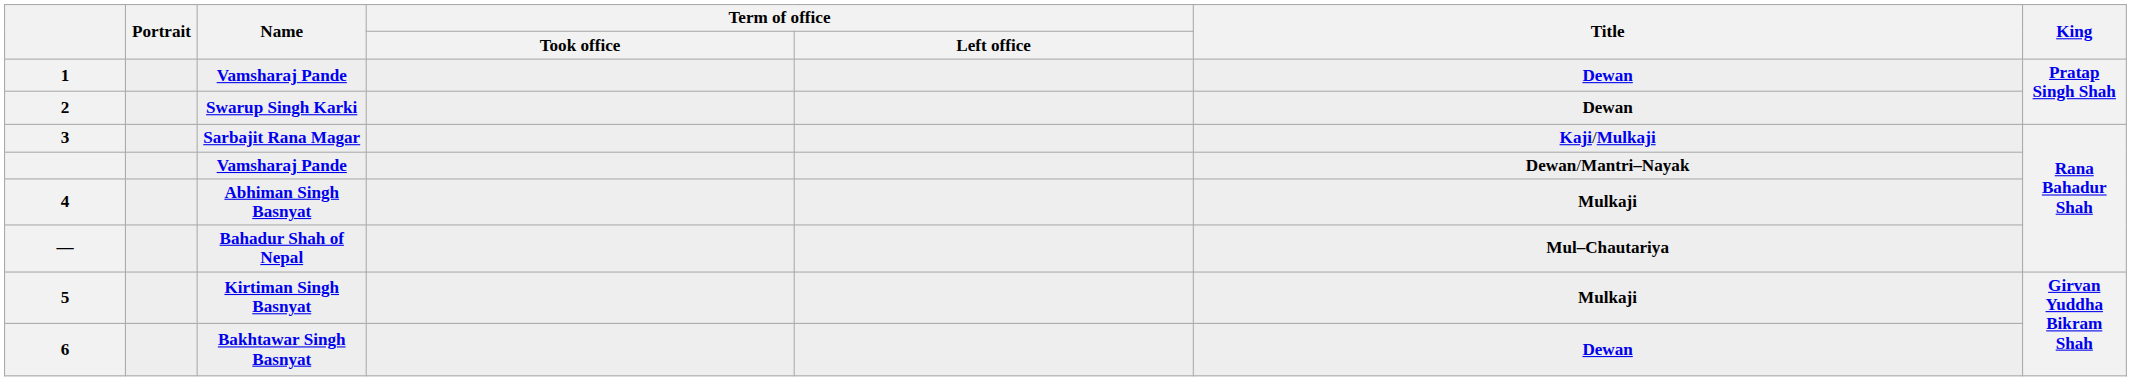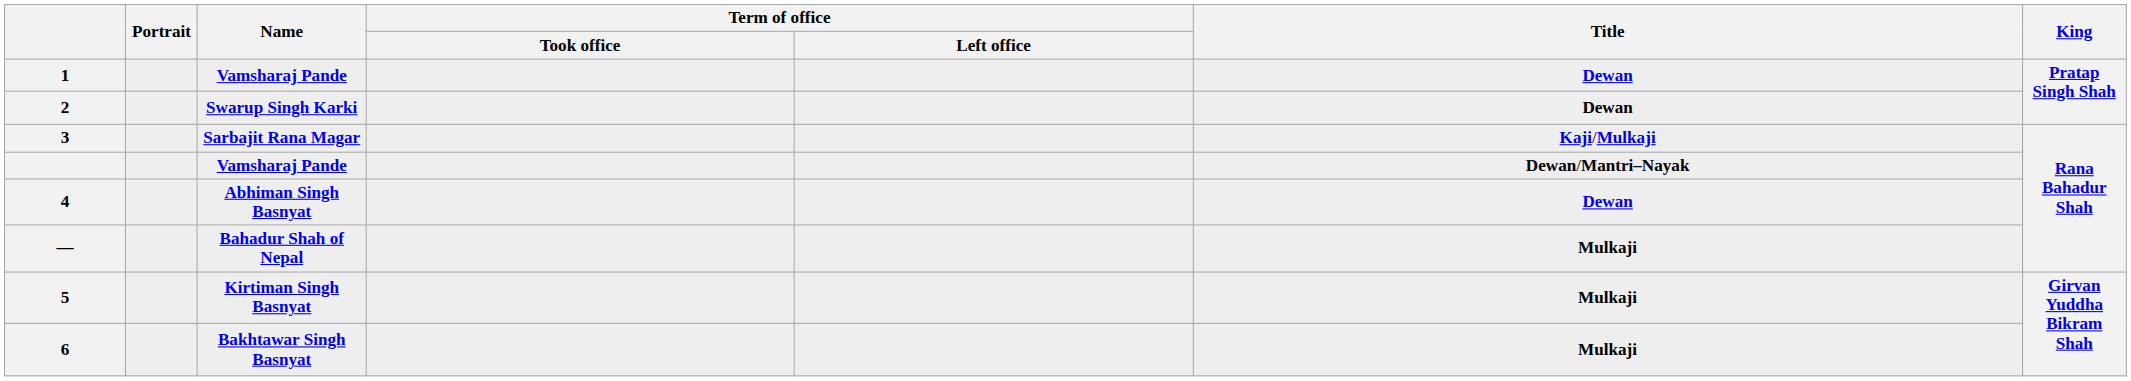(1608, 201) Mulkaji -> (1608, 201) Dewan
(1608, 248) Mul–Chautariya -> (1608, 248) Mulkaji
(1608, 349) Dewan -> (1608, 349) Mulkaji
